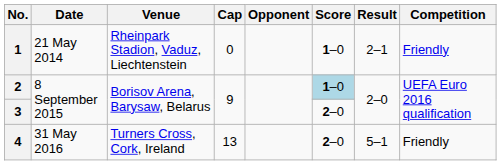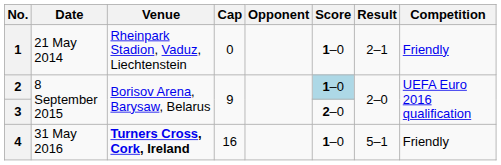(153, 142) normal -> (156, 142) bold
(230, 142) 13 -> (230, 142) 16
(333, 142) 2–0 -> (333, 142) 1–0
